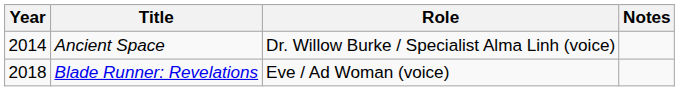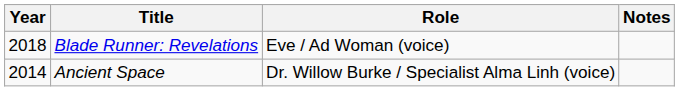rows swapped: (110, 45) <-> (156, 72)
